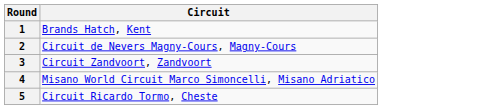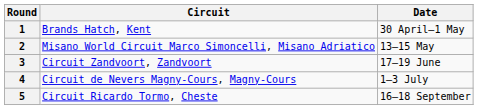+ column: (425, 13)
(169, 46) Circuit de Nevers Magny-Cours, Magny-Cours -> (209, 46) Misano World Circuit Marco Simoncelli, Misano Adriatico
(209, 80) Misano World Circuit Marco Simoncelli, Misano Adriatico -> (169, 80) Circuit de Nevers Magny-Cours, Magny-Cours
